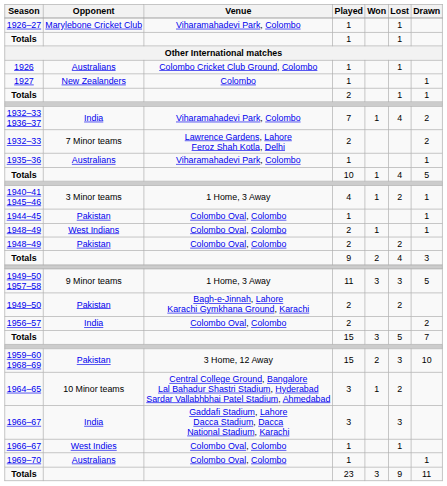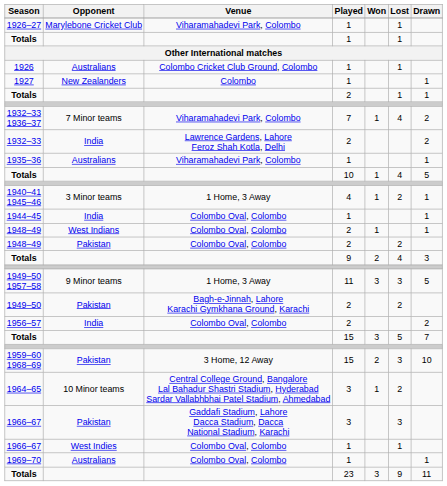(94, 118) India -> (94, 118) 7 Minor teams
(94, 142) 7 Minor teams -> (94, 142) India
(94, 216) Pakistan -> (94, 216) India
(94, 422) India -> (94, 422) Pakistan
